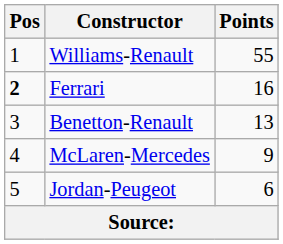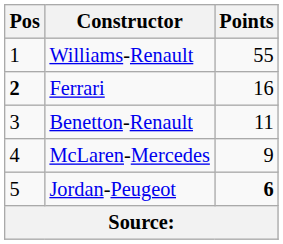(263, 122) 13 -> (264, 122) 11
(269, 189) normal -> (269, 189) bold
